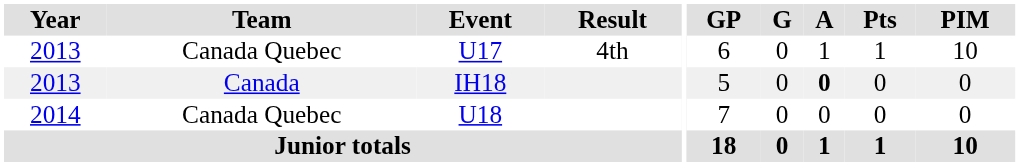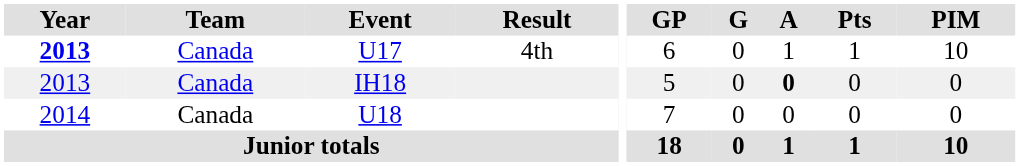(55, 51) normal -> (65, 51) bold
(262, 51) Canada Quebec -> (215, 51) Canada
(262, 114) Canada Quebec -> (215, 114) Canada
